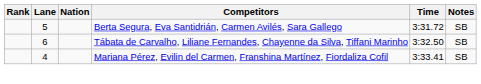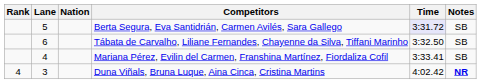(428, 27) no background -> (428, 27) lavender background
+ row: (209, 72)
